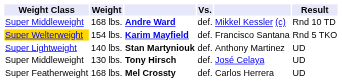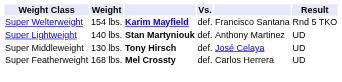- row: (150, 22)
(44, 35) gold background -> (44, 22) no background
